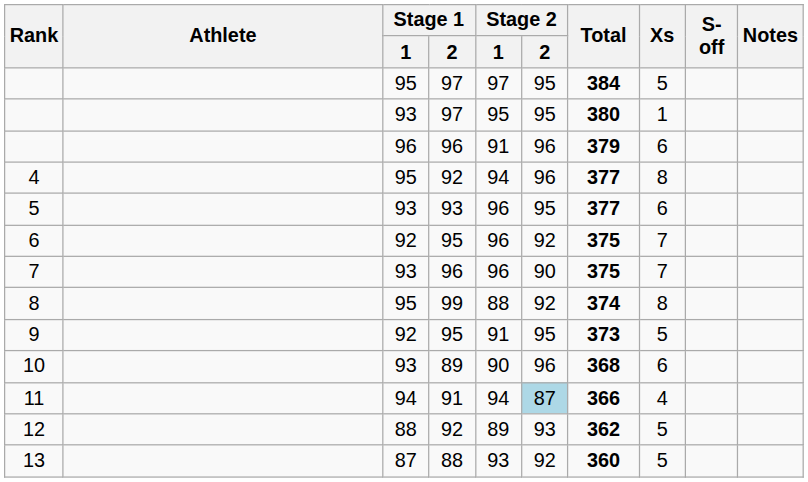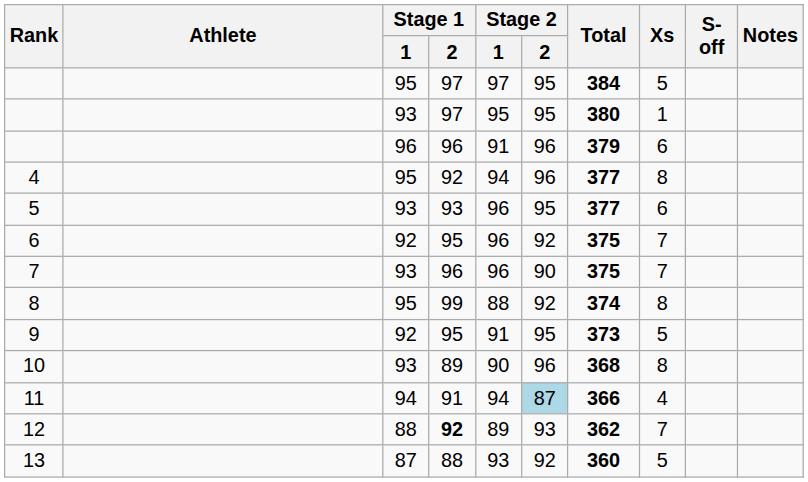(662, 366) 6 -> (662, 366) 8
(452, 429) normal -> (452, 429) bold
(662, 429) 5 -> (662, 429) 7
